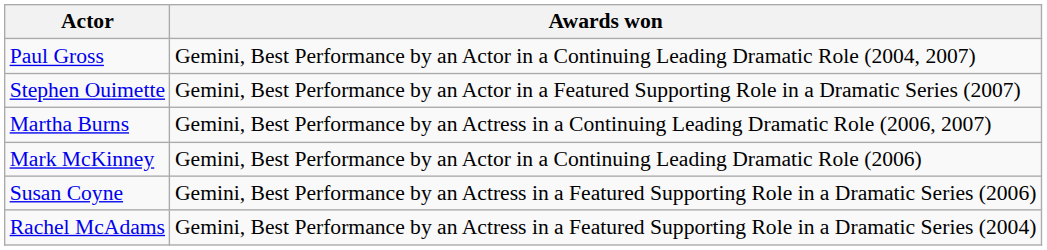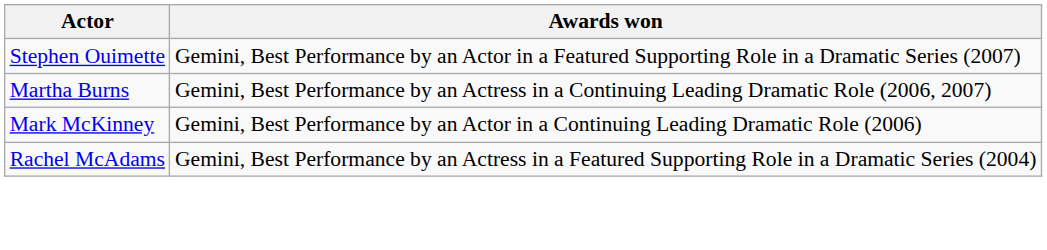- row: (57, 55)
- row: (66, 192)
